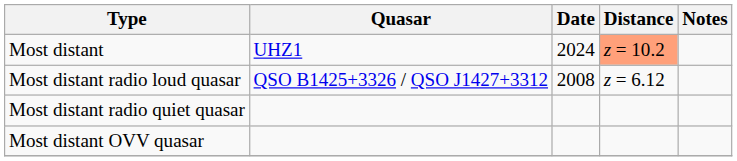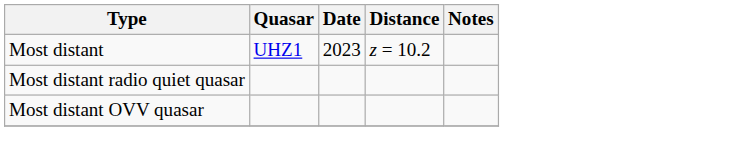(576, 49) 2024 -> (342, 49) 2023
(634, 49) lightsalmon background -> (400, 49) no background
- row: (125, 79)
